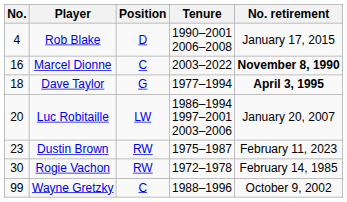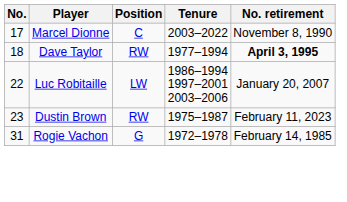- row: (73, 39)
(17, 65) 16 -> (17, 33) 17
(289, 65) bold -> (283, 33) normal
(143, 84) G -> (139, 52) RW
(17, 117) 20 -> (17, 84) 22
(17, 168) 30 -> (17, 136) 31
(143, 168) RW -> (139, 136) G
- row: (73, 187)
